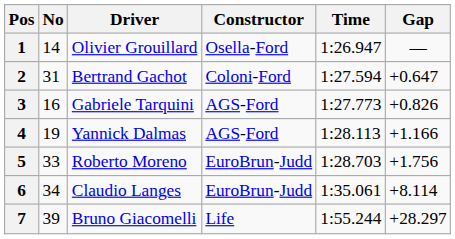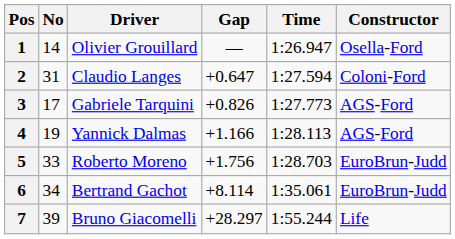columns swapped: (259, 18) <-> (418, 18)
(129, 76) Bertrand Gachot -> (126, 76) Claudio Langes
(51, 104) 16 -> (51, 104) 17
(126, 190) Claudio Langes -> (129, 190) Bertrand Gachot
